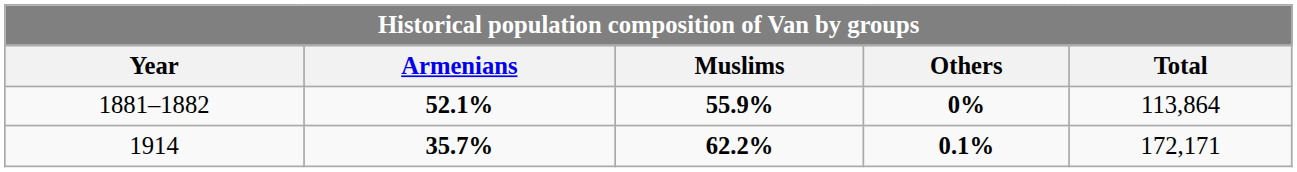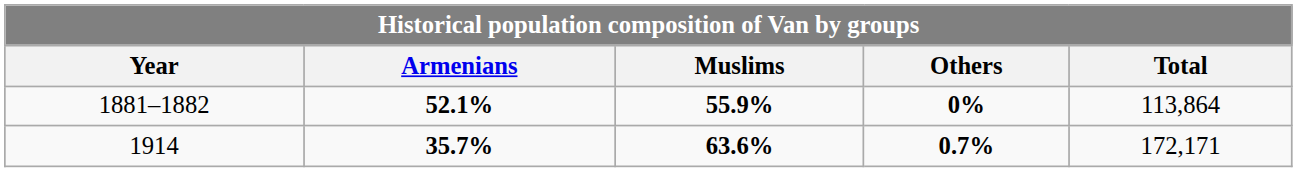(740, 146) 62.2% -> (740, 146) 63.6%
(966, 146) 0.1% -> (966, 146) 0.7%
